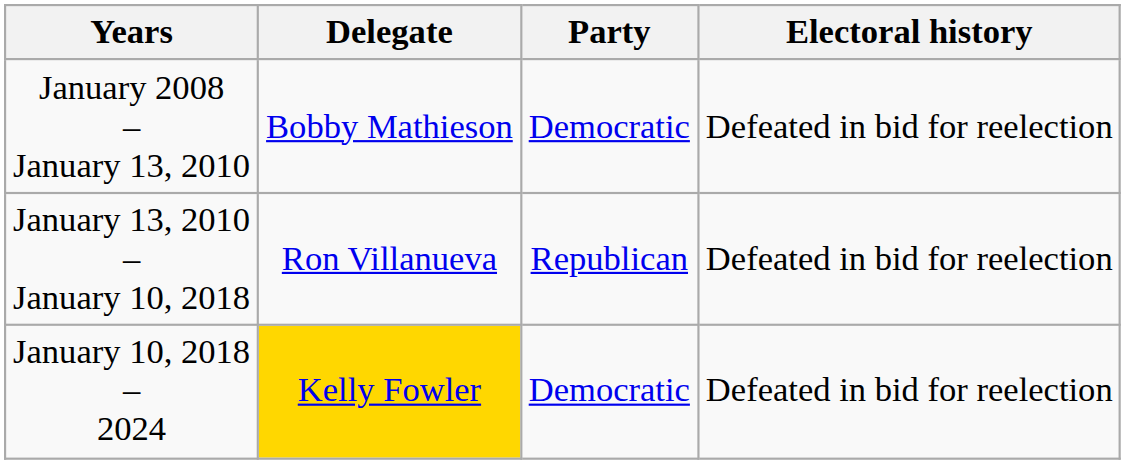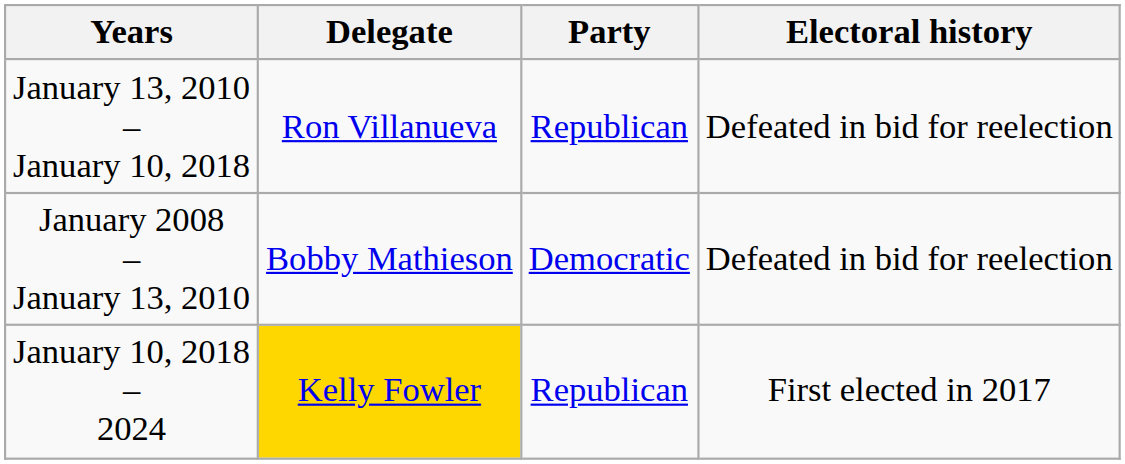rows swapped: (132, 125) <-> (132, 258)
(609, 390) Democratic -> (609, 390) Republican
(909, 390) Defeated in bid for reelection -> (909, 390) First elected in 2017
